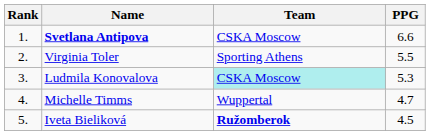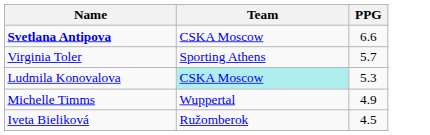- column: (23, 15)
(405, 57) 5.5 -> (368, 57) 5.7
(405, 99) 4.7 -> (368, 99) 4.9
(253, 120) bold -> (214, 120) normal
